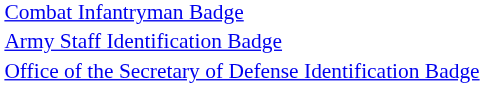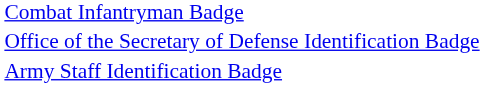rows swapped: (242, 70) <-> (143, 41)
